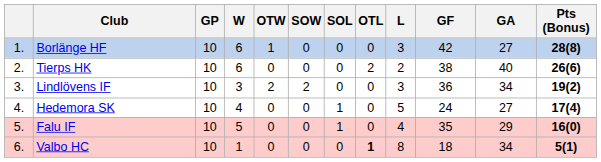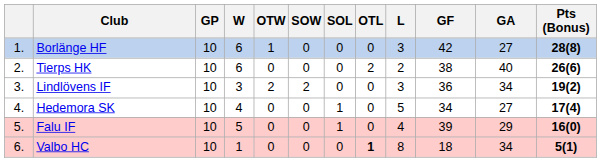(445, 107) 24 -> (445, 107) 34
(445, 127) 35 -> (445, 127) 39
